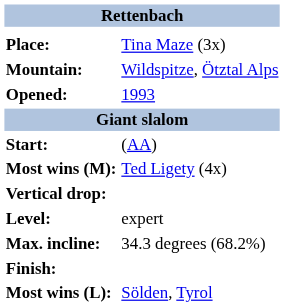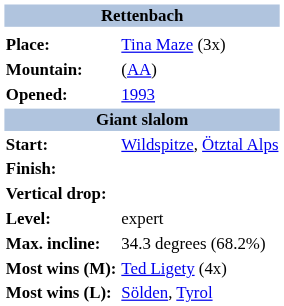(200, 70) Wildspitze, Ötztal Alps -> (139, 70) (AA)
(139, 144) (AA) -> (200, 144) Wildspitze, Ötztal Alps
rows swapped: (31, 268) <-> (61, 169)
